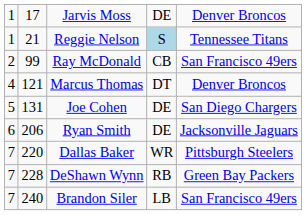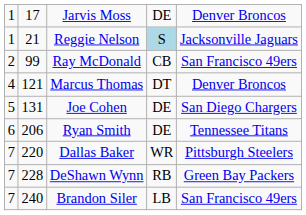(239, 38) Tennessee Titans -> (239, 38) Jacksonville Jaguars
(239, 130) Jacksonville Jaguars -> (239, 130) Tennessee Titans
